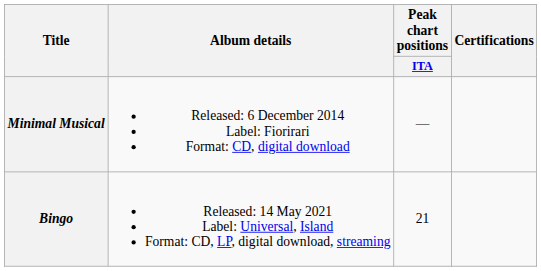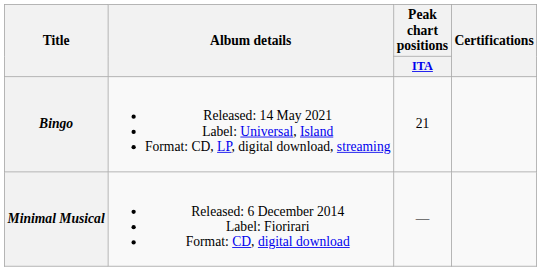rows swapped: (56, 124) <-> (56, 218)
